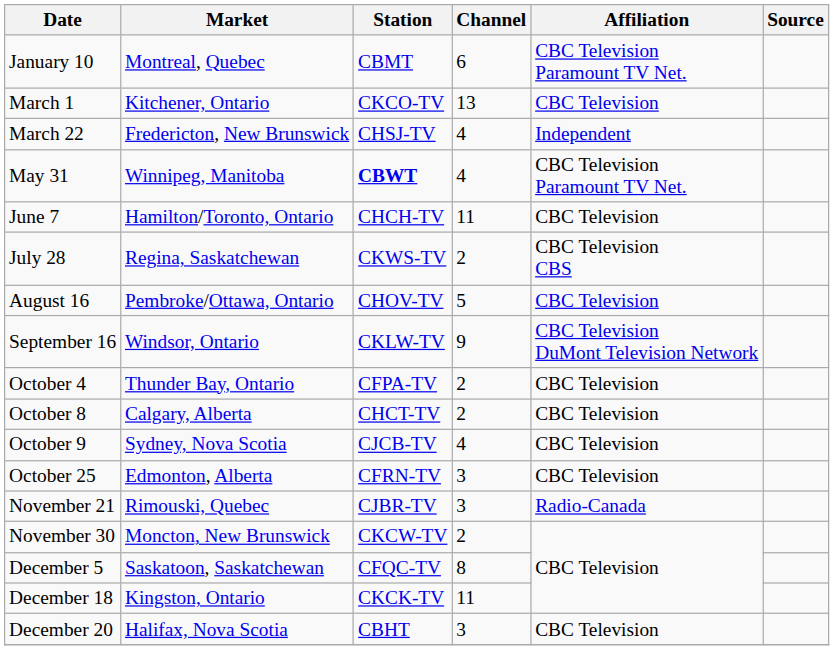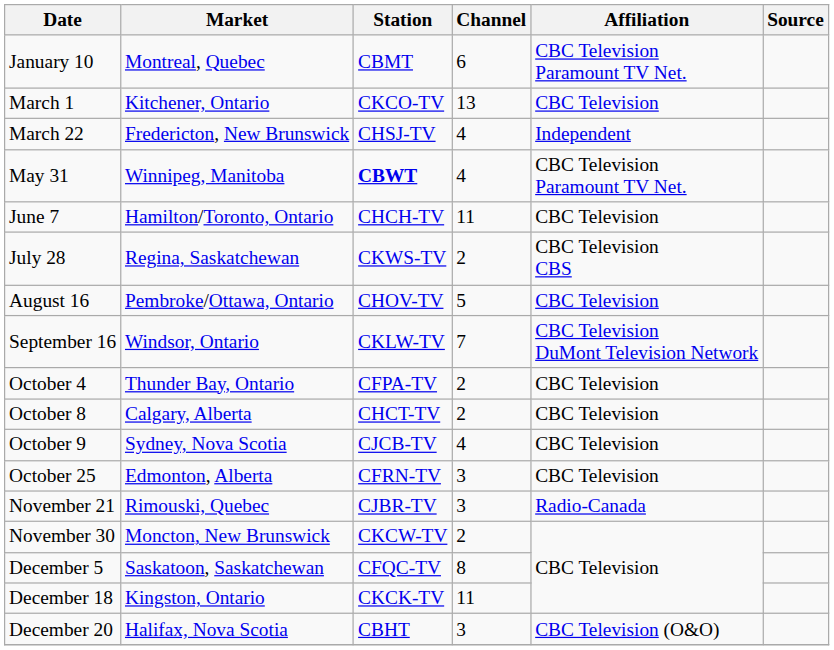(461, 341) 9 -> (461, 341) 7
(597, 628) CBC Television -> (627, 628) CBC Television (O&O)
